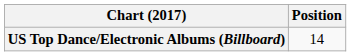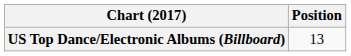(317, 39) 14 -> (317, 39) 13
